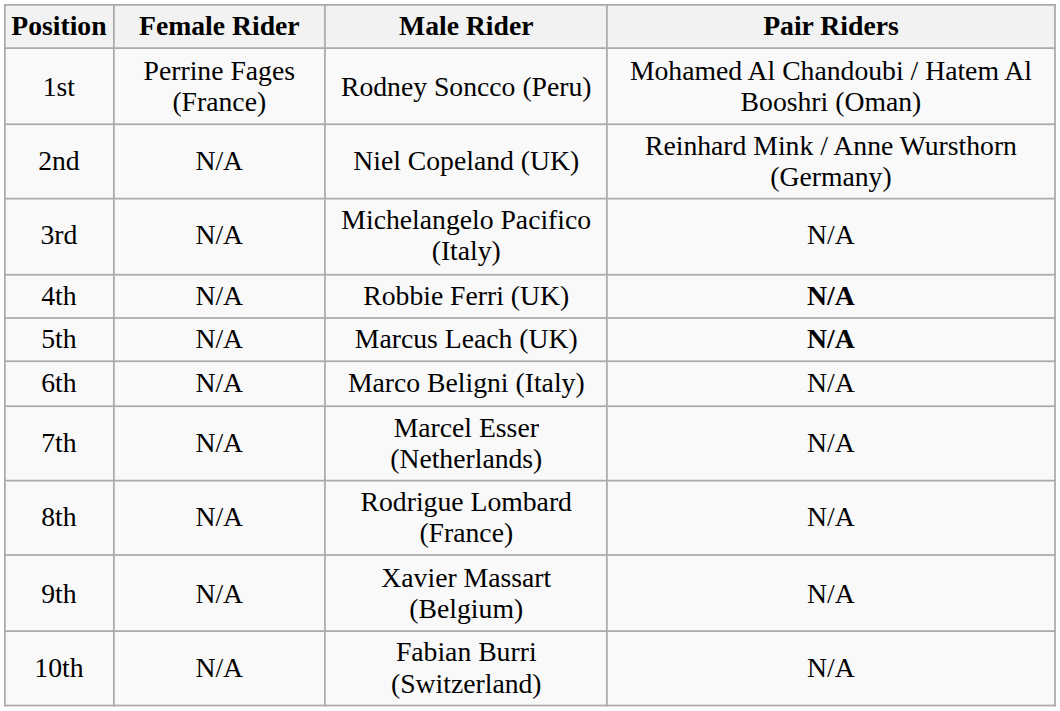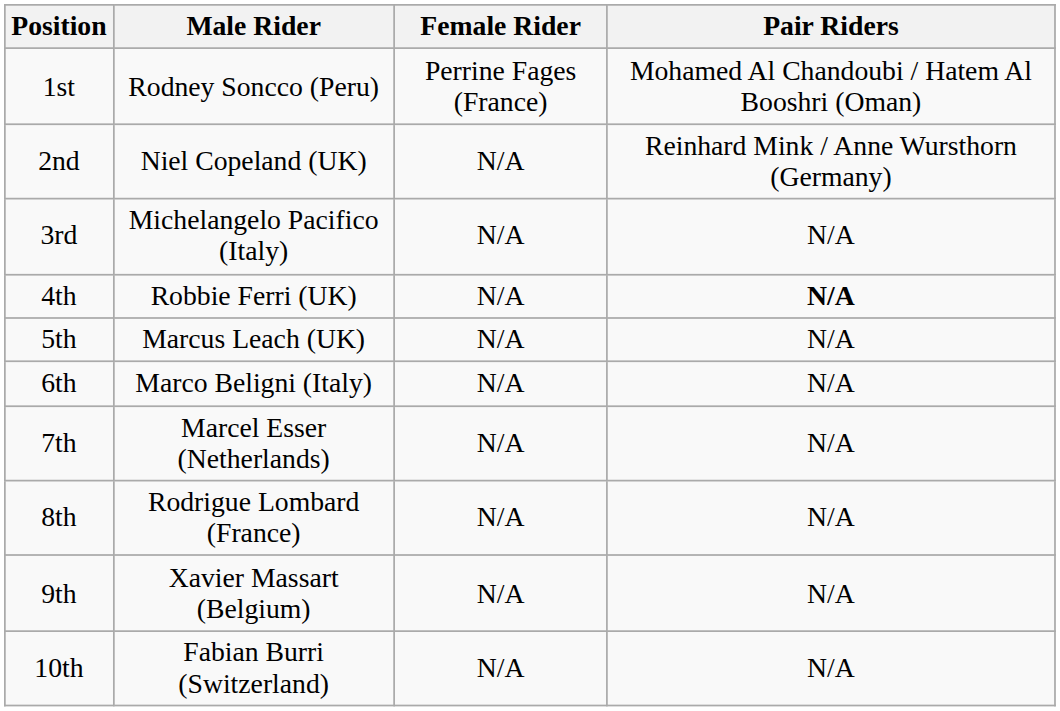columns swapped: (219, 26) <-> (466, 26)
(831, 339) bold -> (831, 339) normal
